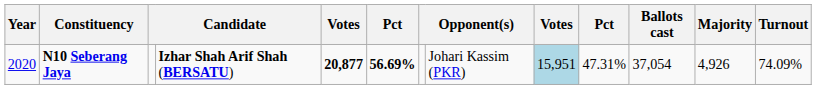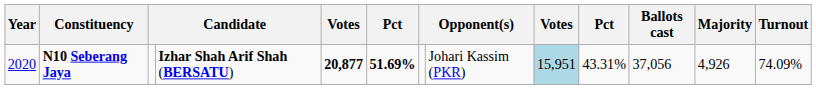(393, 64) 56.69% -> (393, 64) 51.69%
(604, 64) 47.31% -> (604, 64) 43.31%
(652, 64) 37,054 -> (652, 64) 37,056
